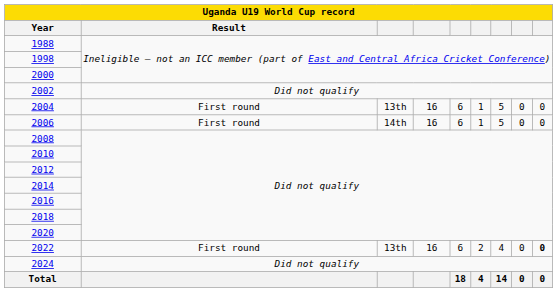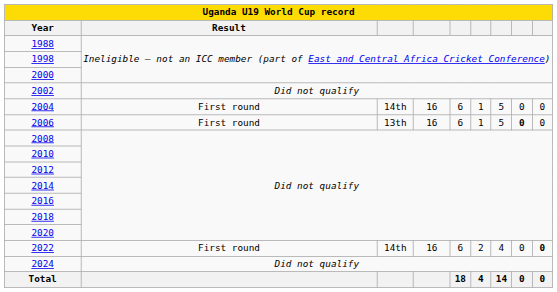(395, 106) 13th -> (395, 106) 14th
(395, 122) 14th -> (395, 122) 13th
(522, 122) normal -> (522, 122) bold
(395, 248) 13th -> (395, 248) 14th
